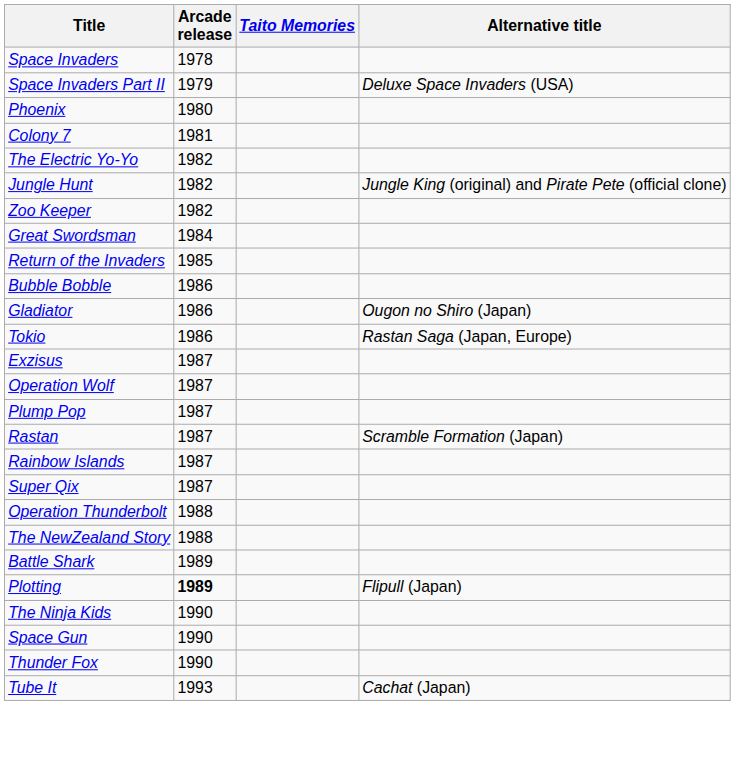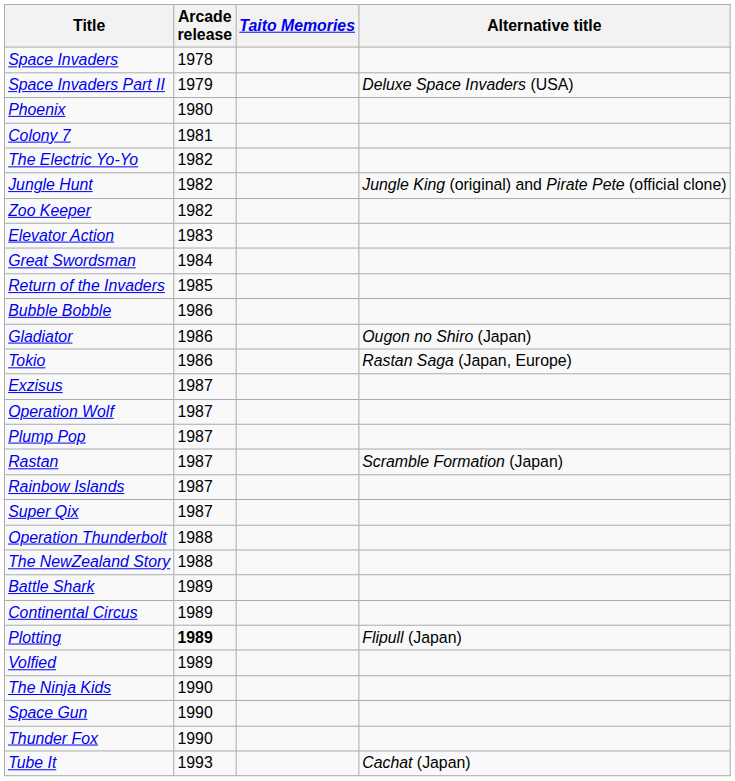+ row: (61, 235)
+ row: (73, 612)
+ row: (32, 662)
